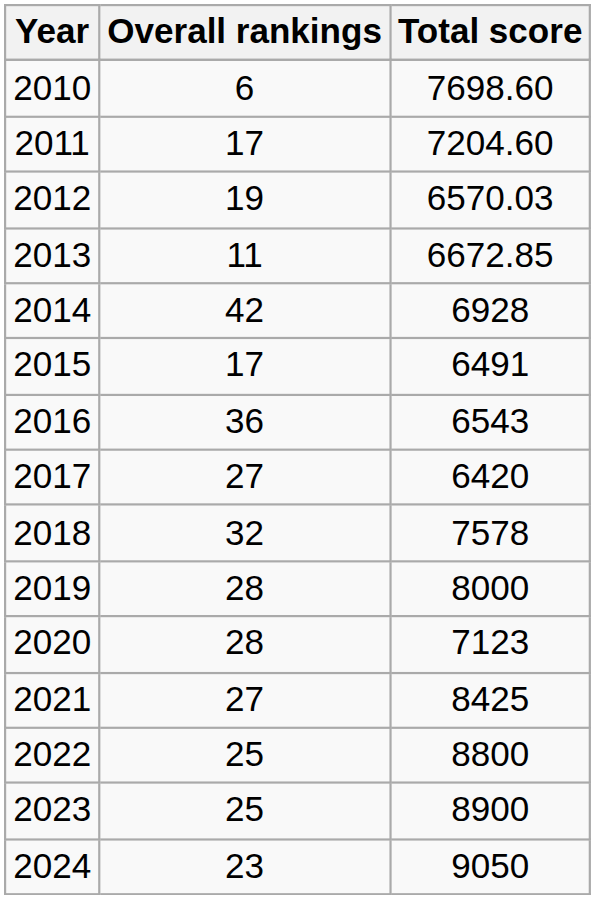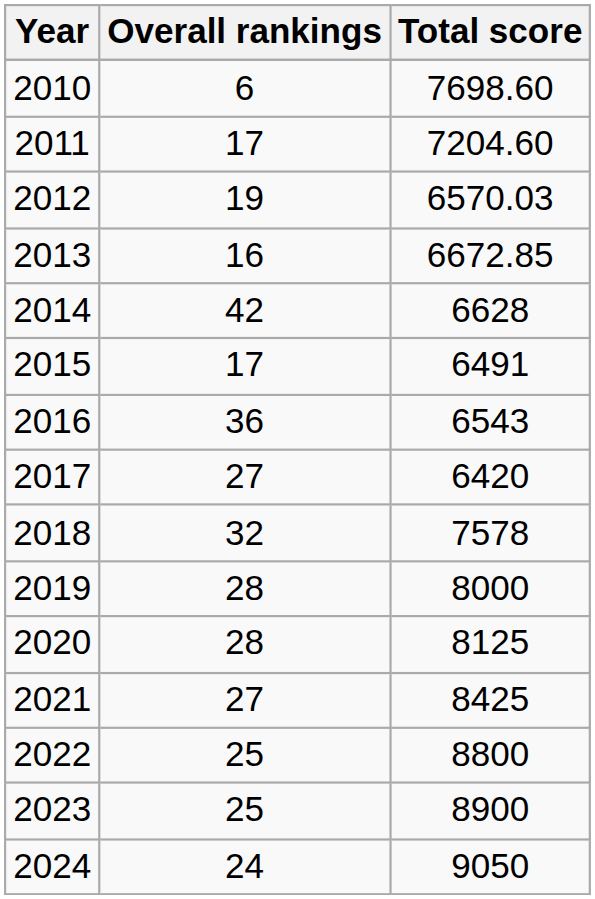(245, 254) 11 -> (245, 254) 16
(490, 310) 6928 -> (490, 310) 6628
(490, 643) 7123 -> (490, 643) 8125
(245, 865) 23 -> (245, 865) 24
